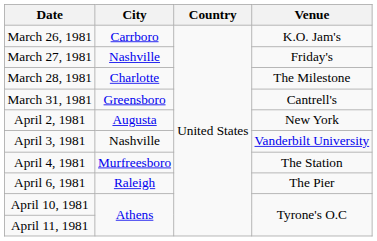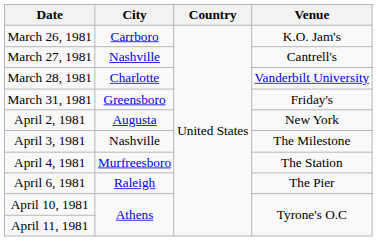(312, 57) Friday's -> (312, 57) Cantrell's
(312, 78) The Milestone -> (312, 78) Vanderbilt University
(312, 99) Cantrell's -> (312, 99) Friday's
(312, 141) Vanderbilt University -> (312, 141) The Milestone
